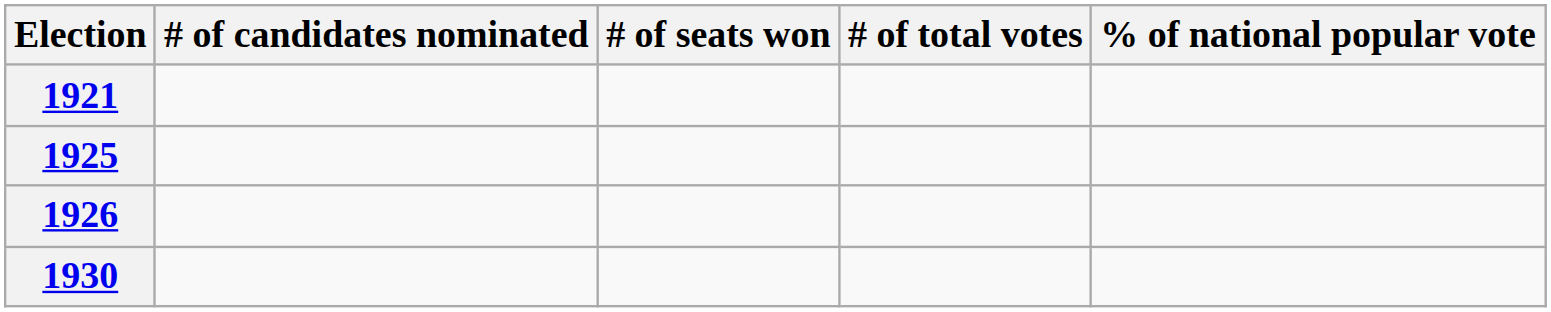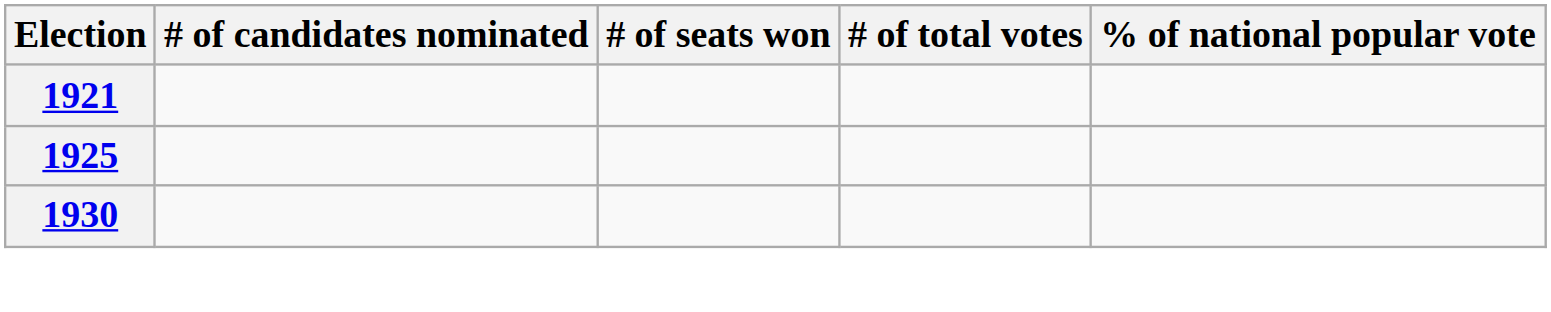- row: (80, 214)
